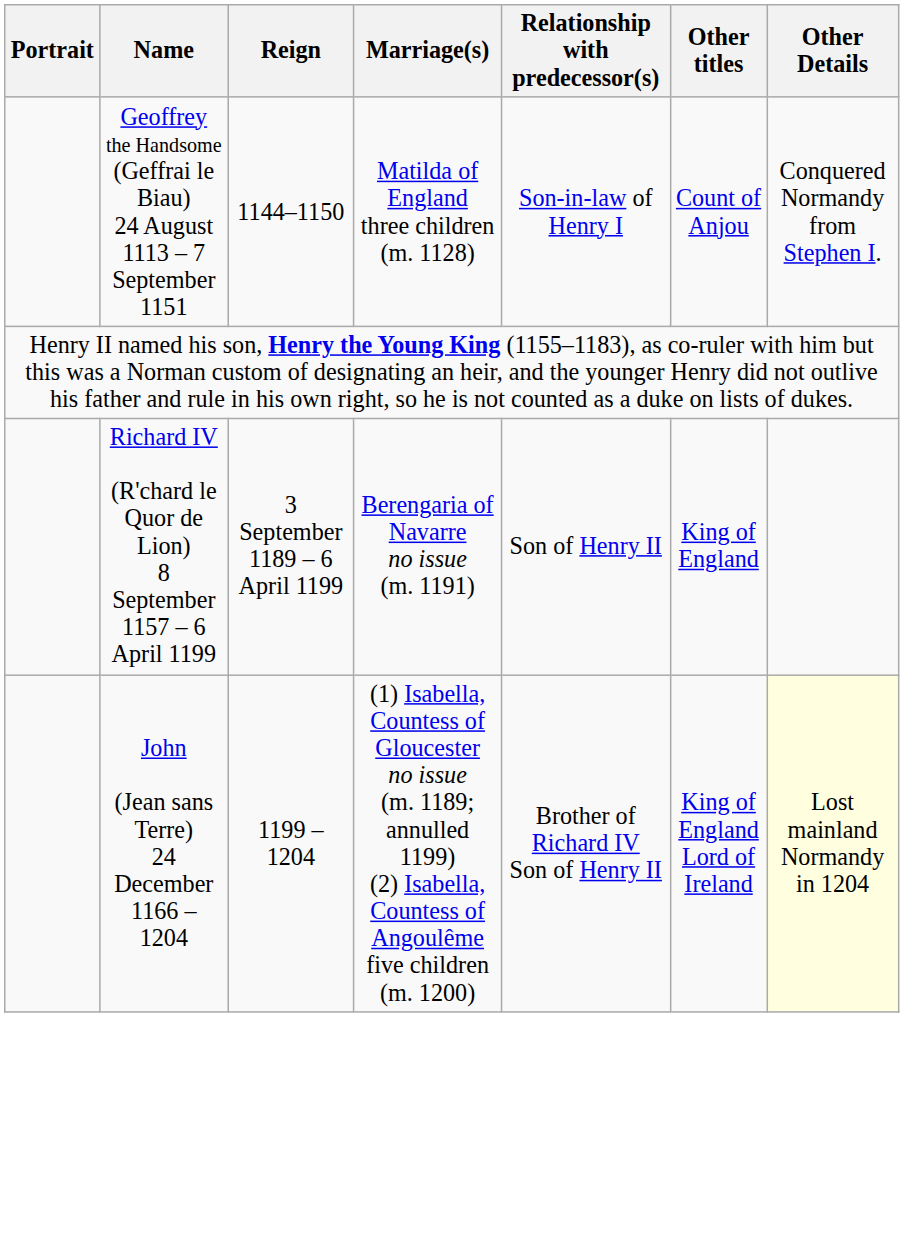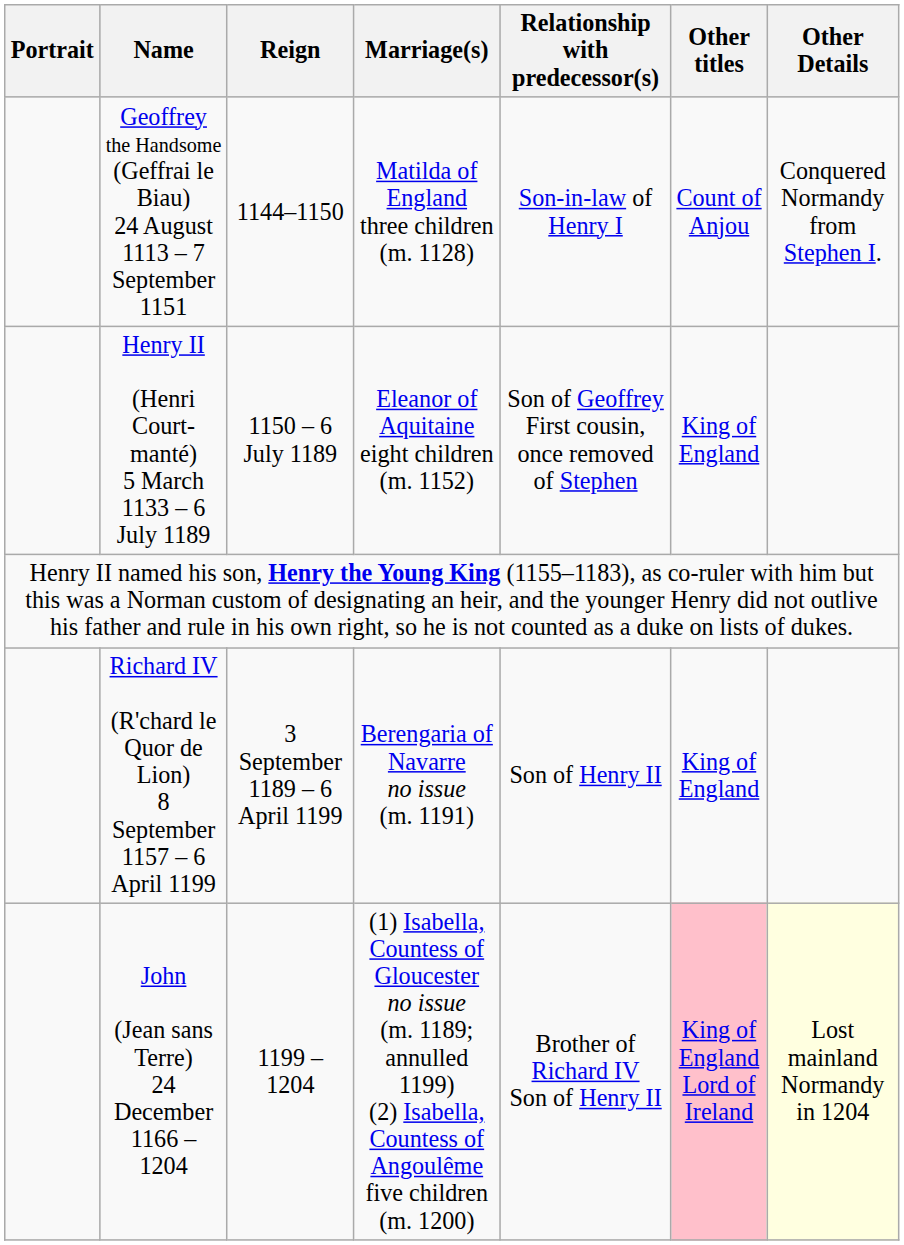+ row: (164, 440)
(719, 842) no background -> (719, 1071) pink background
